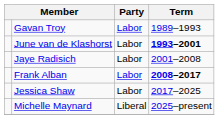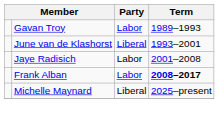(129, 43) Labor -> (132, 43) Liberal
(176, 43) bold -> (176, 43) normal
- row: (44, 91)
